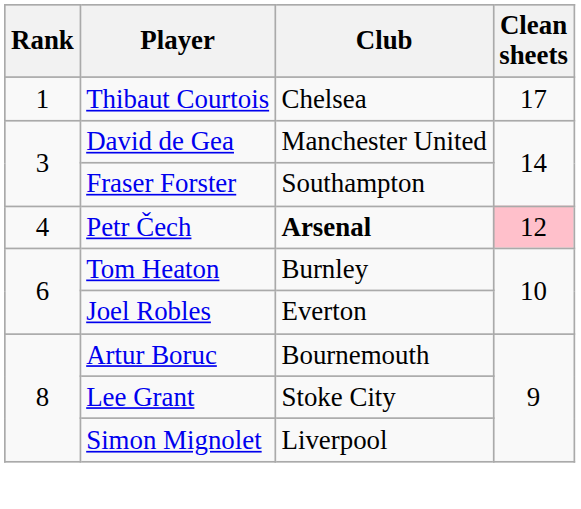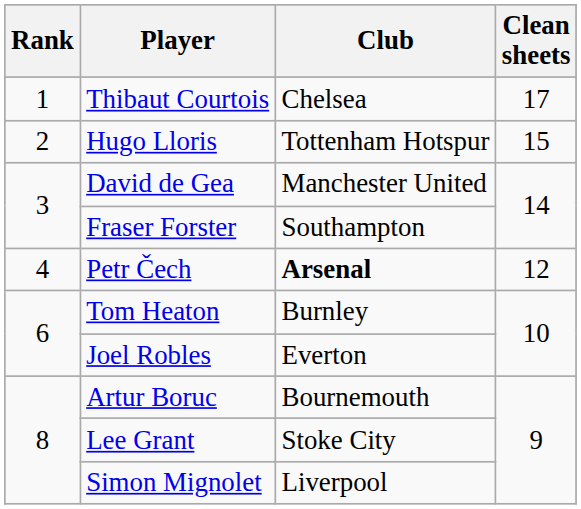+ row: (152, 141)
(534, 226) pink background -> (536, 269) no background
